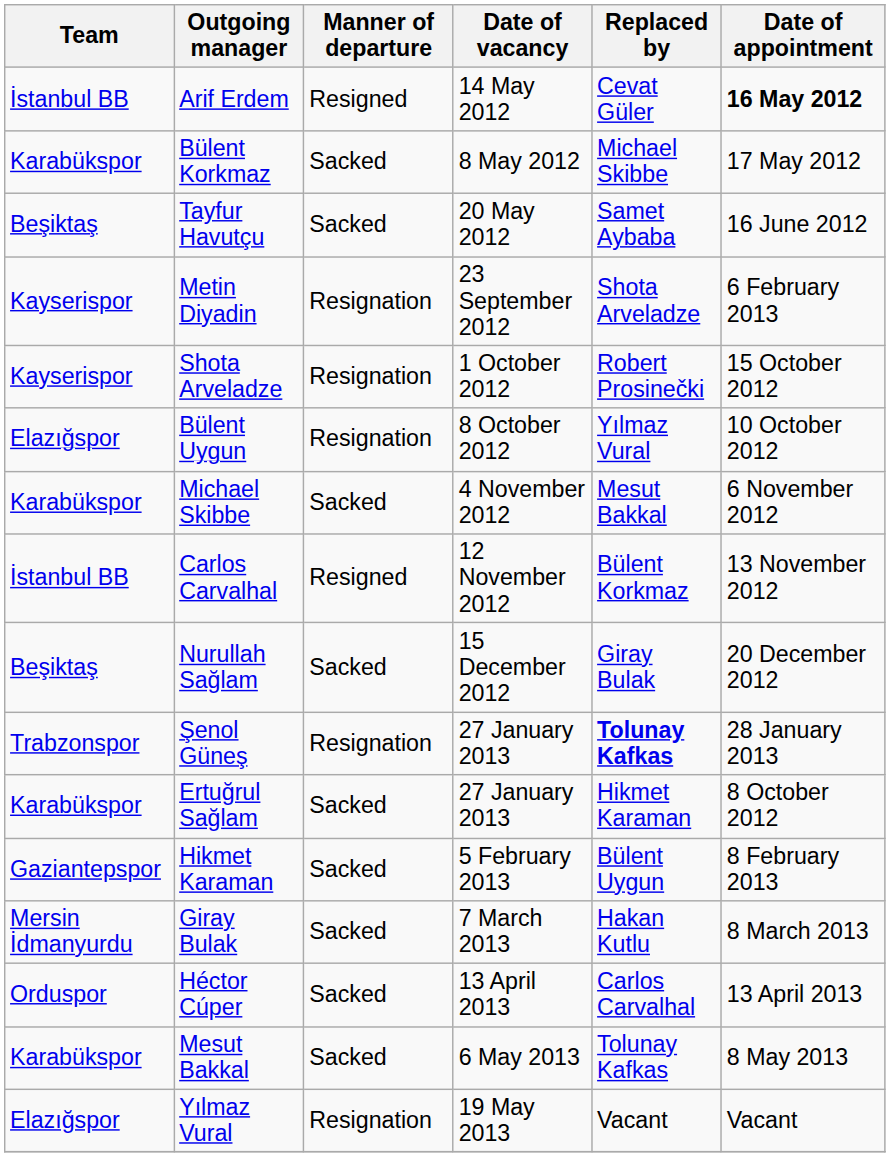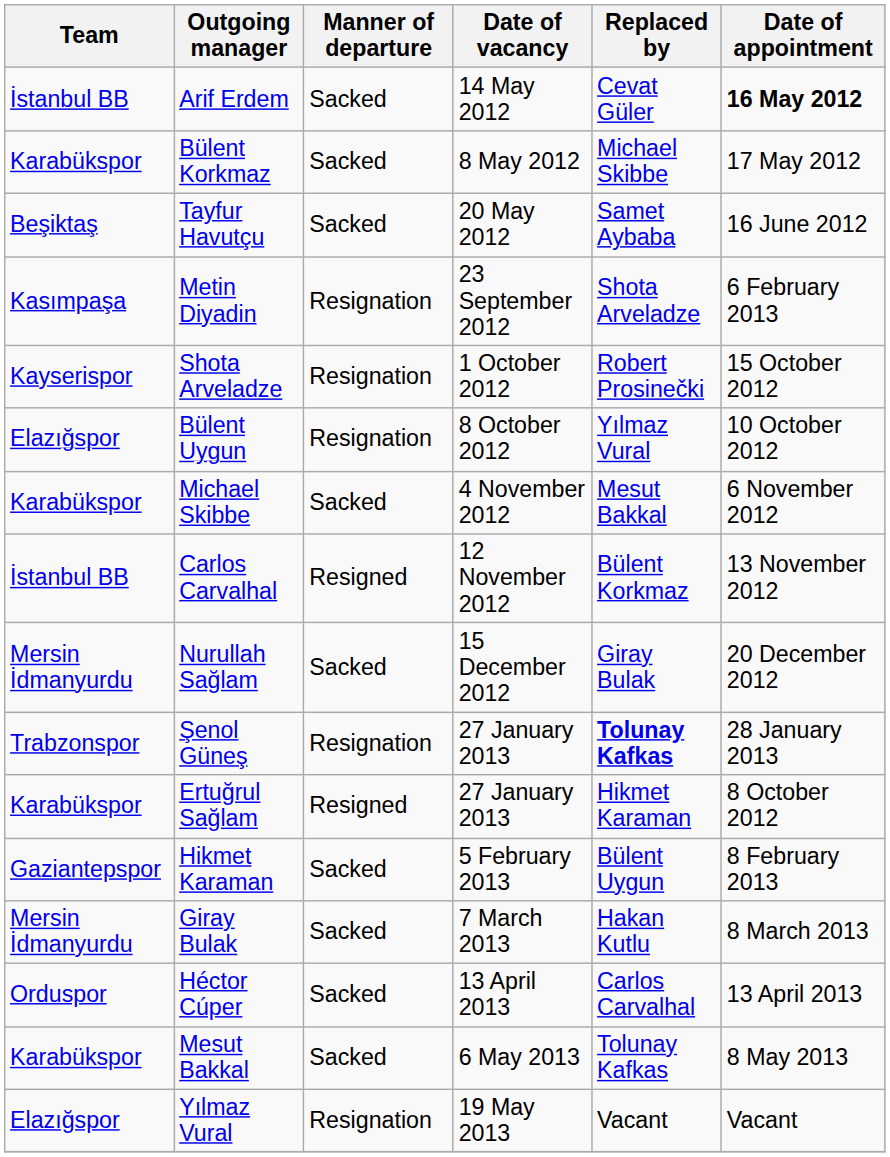(358, 98) Resigned -> (348, 98) Sacked
(71, 300) Kayserispor -> (68, 300) Kasımpaşa
(54, 667) Beşiktaş -> (71, 667) Mersin İdmanyurdu
(348, 806) Sacked -> (358, 806) Resigned
